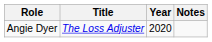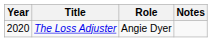columns swapped: (160, 12) <-> (32, 12)
